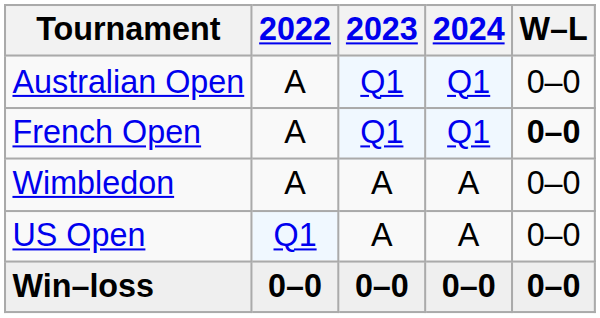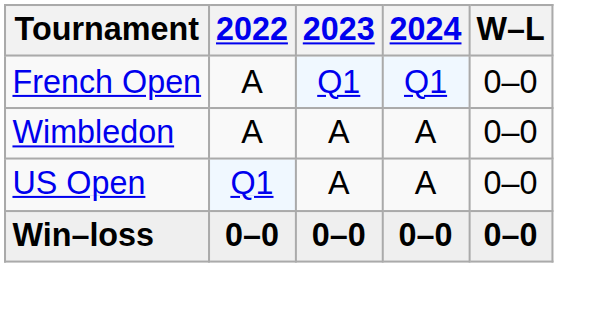- row: (128, 81)
(554, 132) bold -> (510, 81) normal
